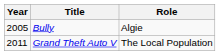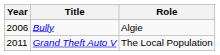(17, 27) 2005 -> (17, 27) 2006
